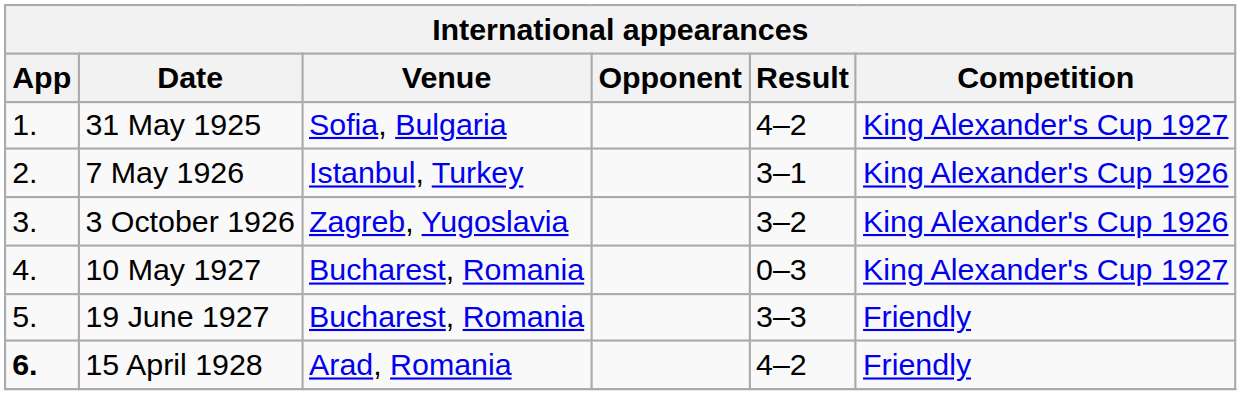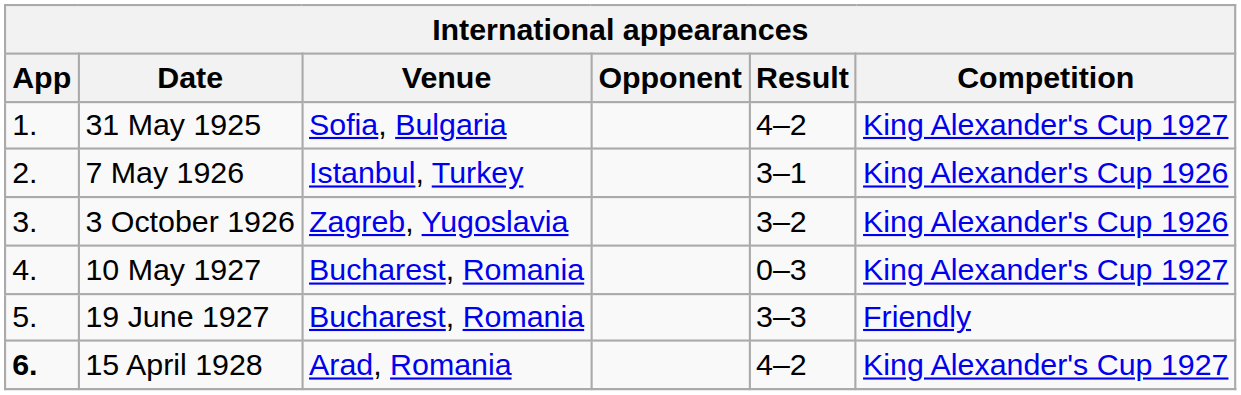(917, 365) Friendly -> (1046, 365) King Alexander's Cup 1927
